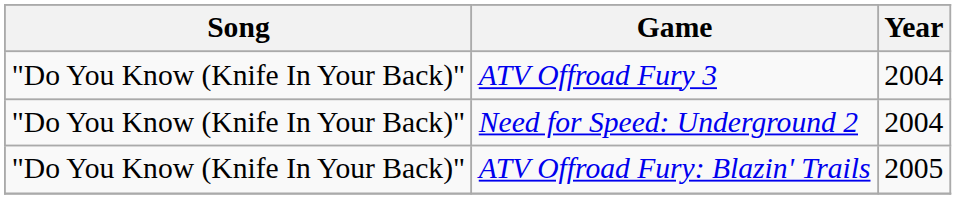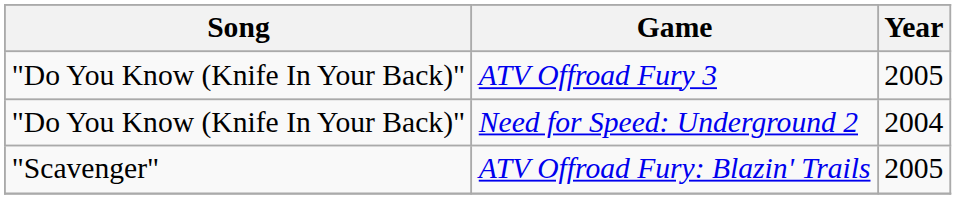(914, 74) 2004 -> (914, 74) 2005
(238, 168) "Do You Know (Knife In Your Back)" -> (85, 168) "Scavenger"
